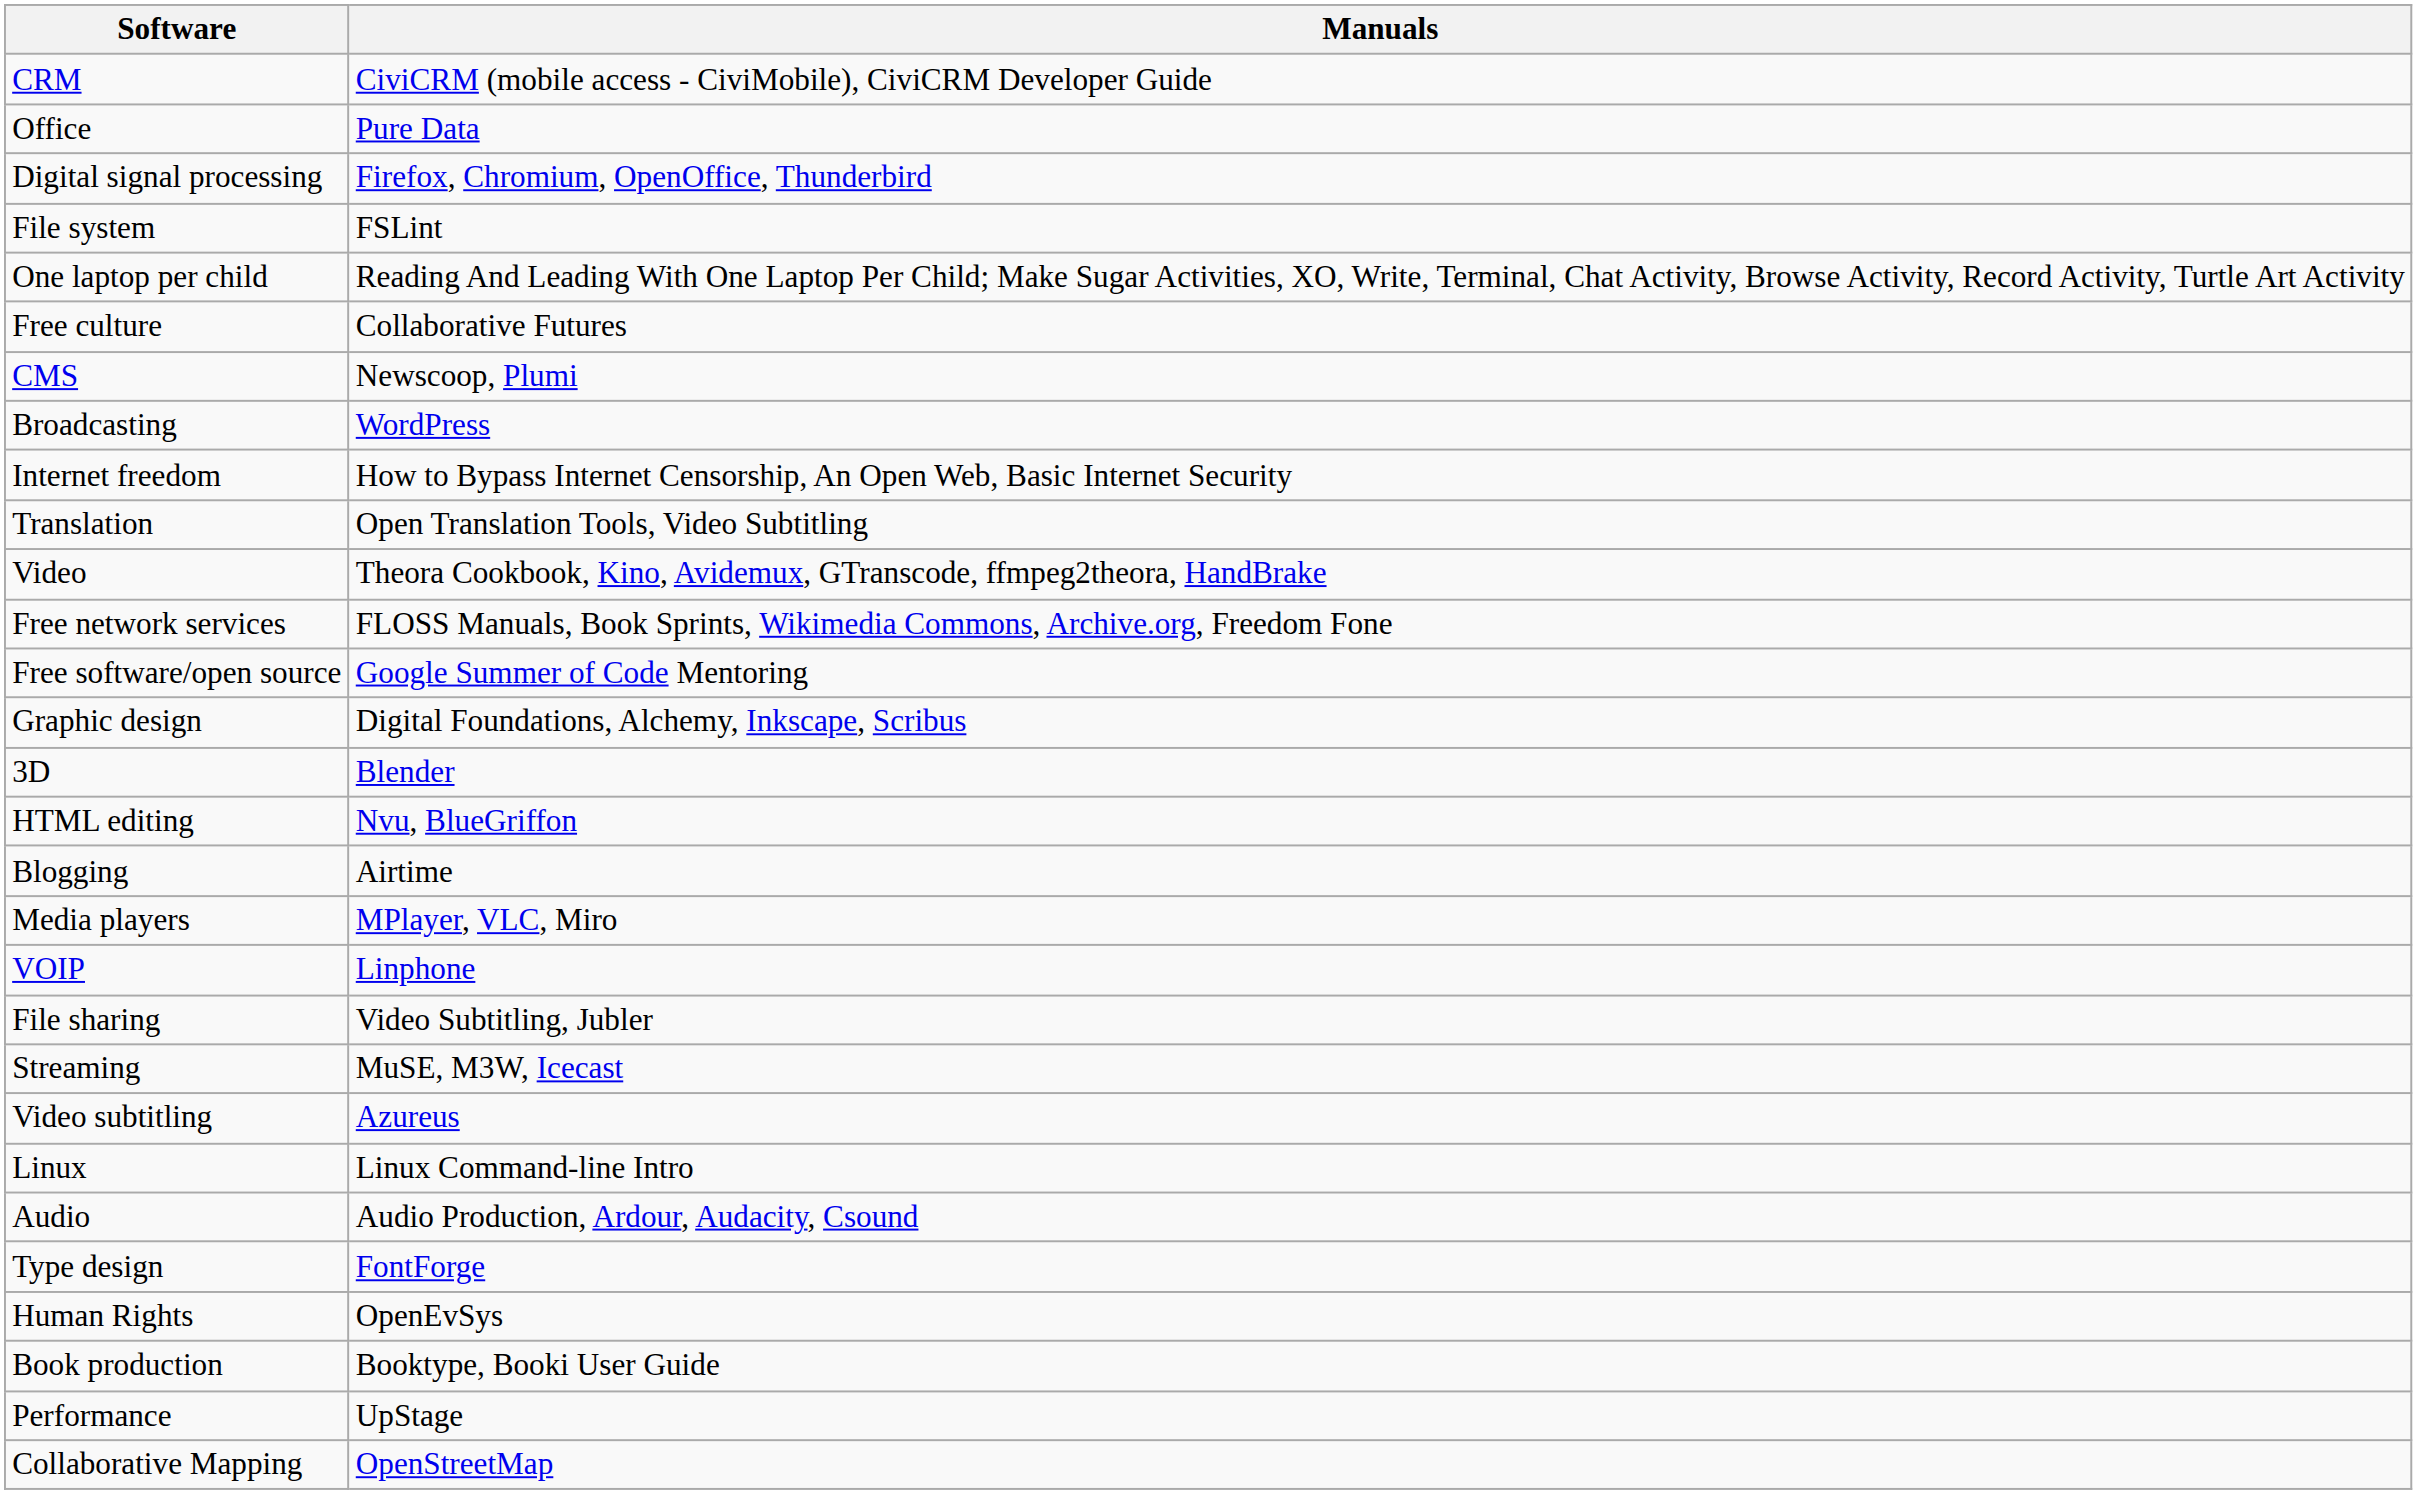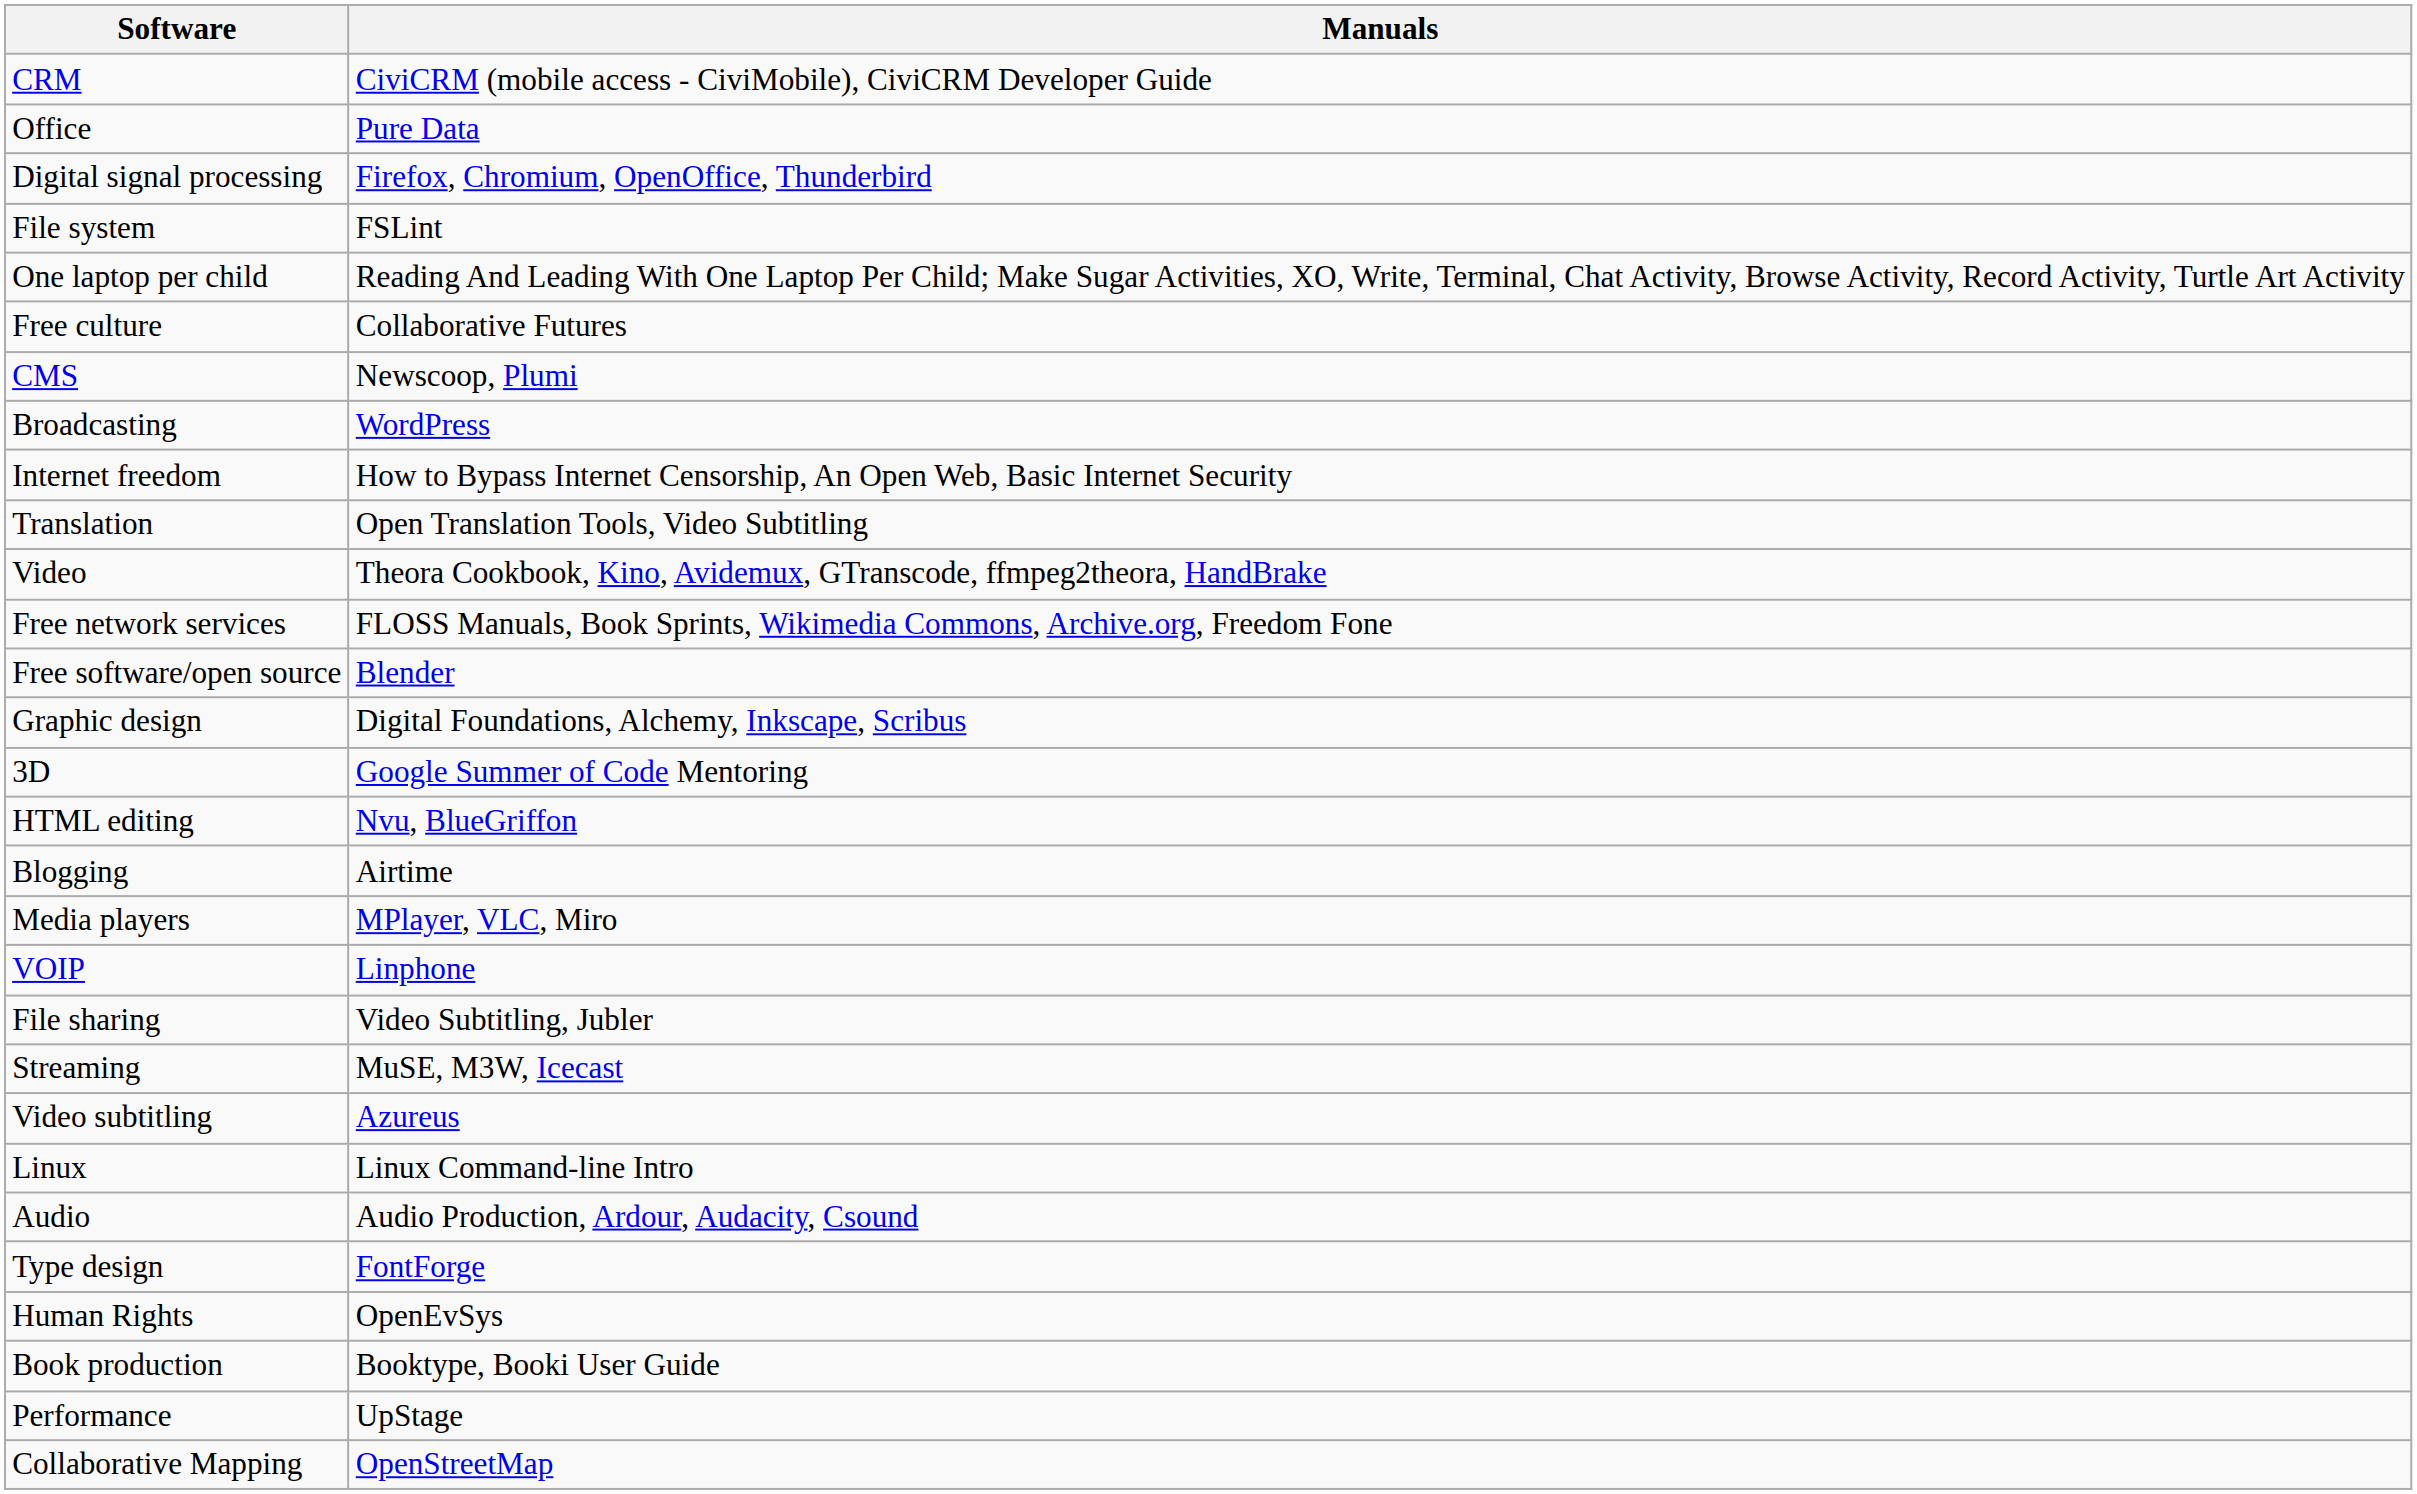(582, 672) Google Summer of Code Mentoring -> (405, 672) Blender
(405, 771) Blender -> (582, 771) Google Summer of Code Mentoring
